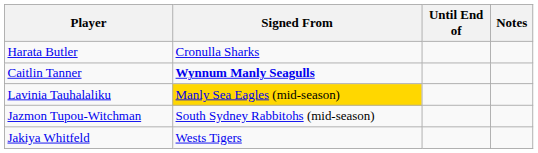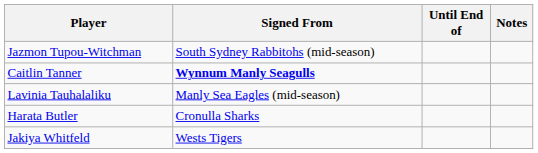rows swapped: (43, 52) <-> (74, 116)
(258, 95) gold background -> (258, 95) no background
